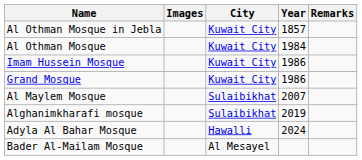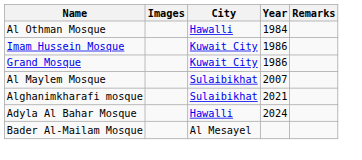- row: (84, 30)
(242, 46) Kuwait City -> (211, 30) Hawalli
(294, 113) 2019 -> (275, 96) 2021
